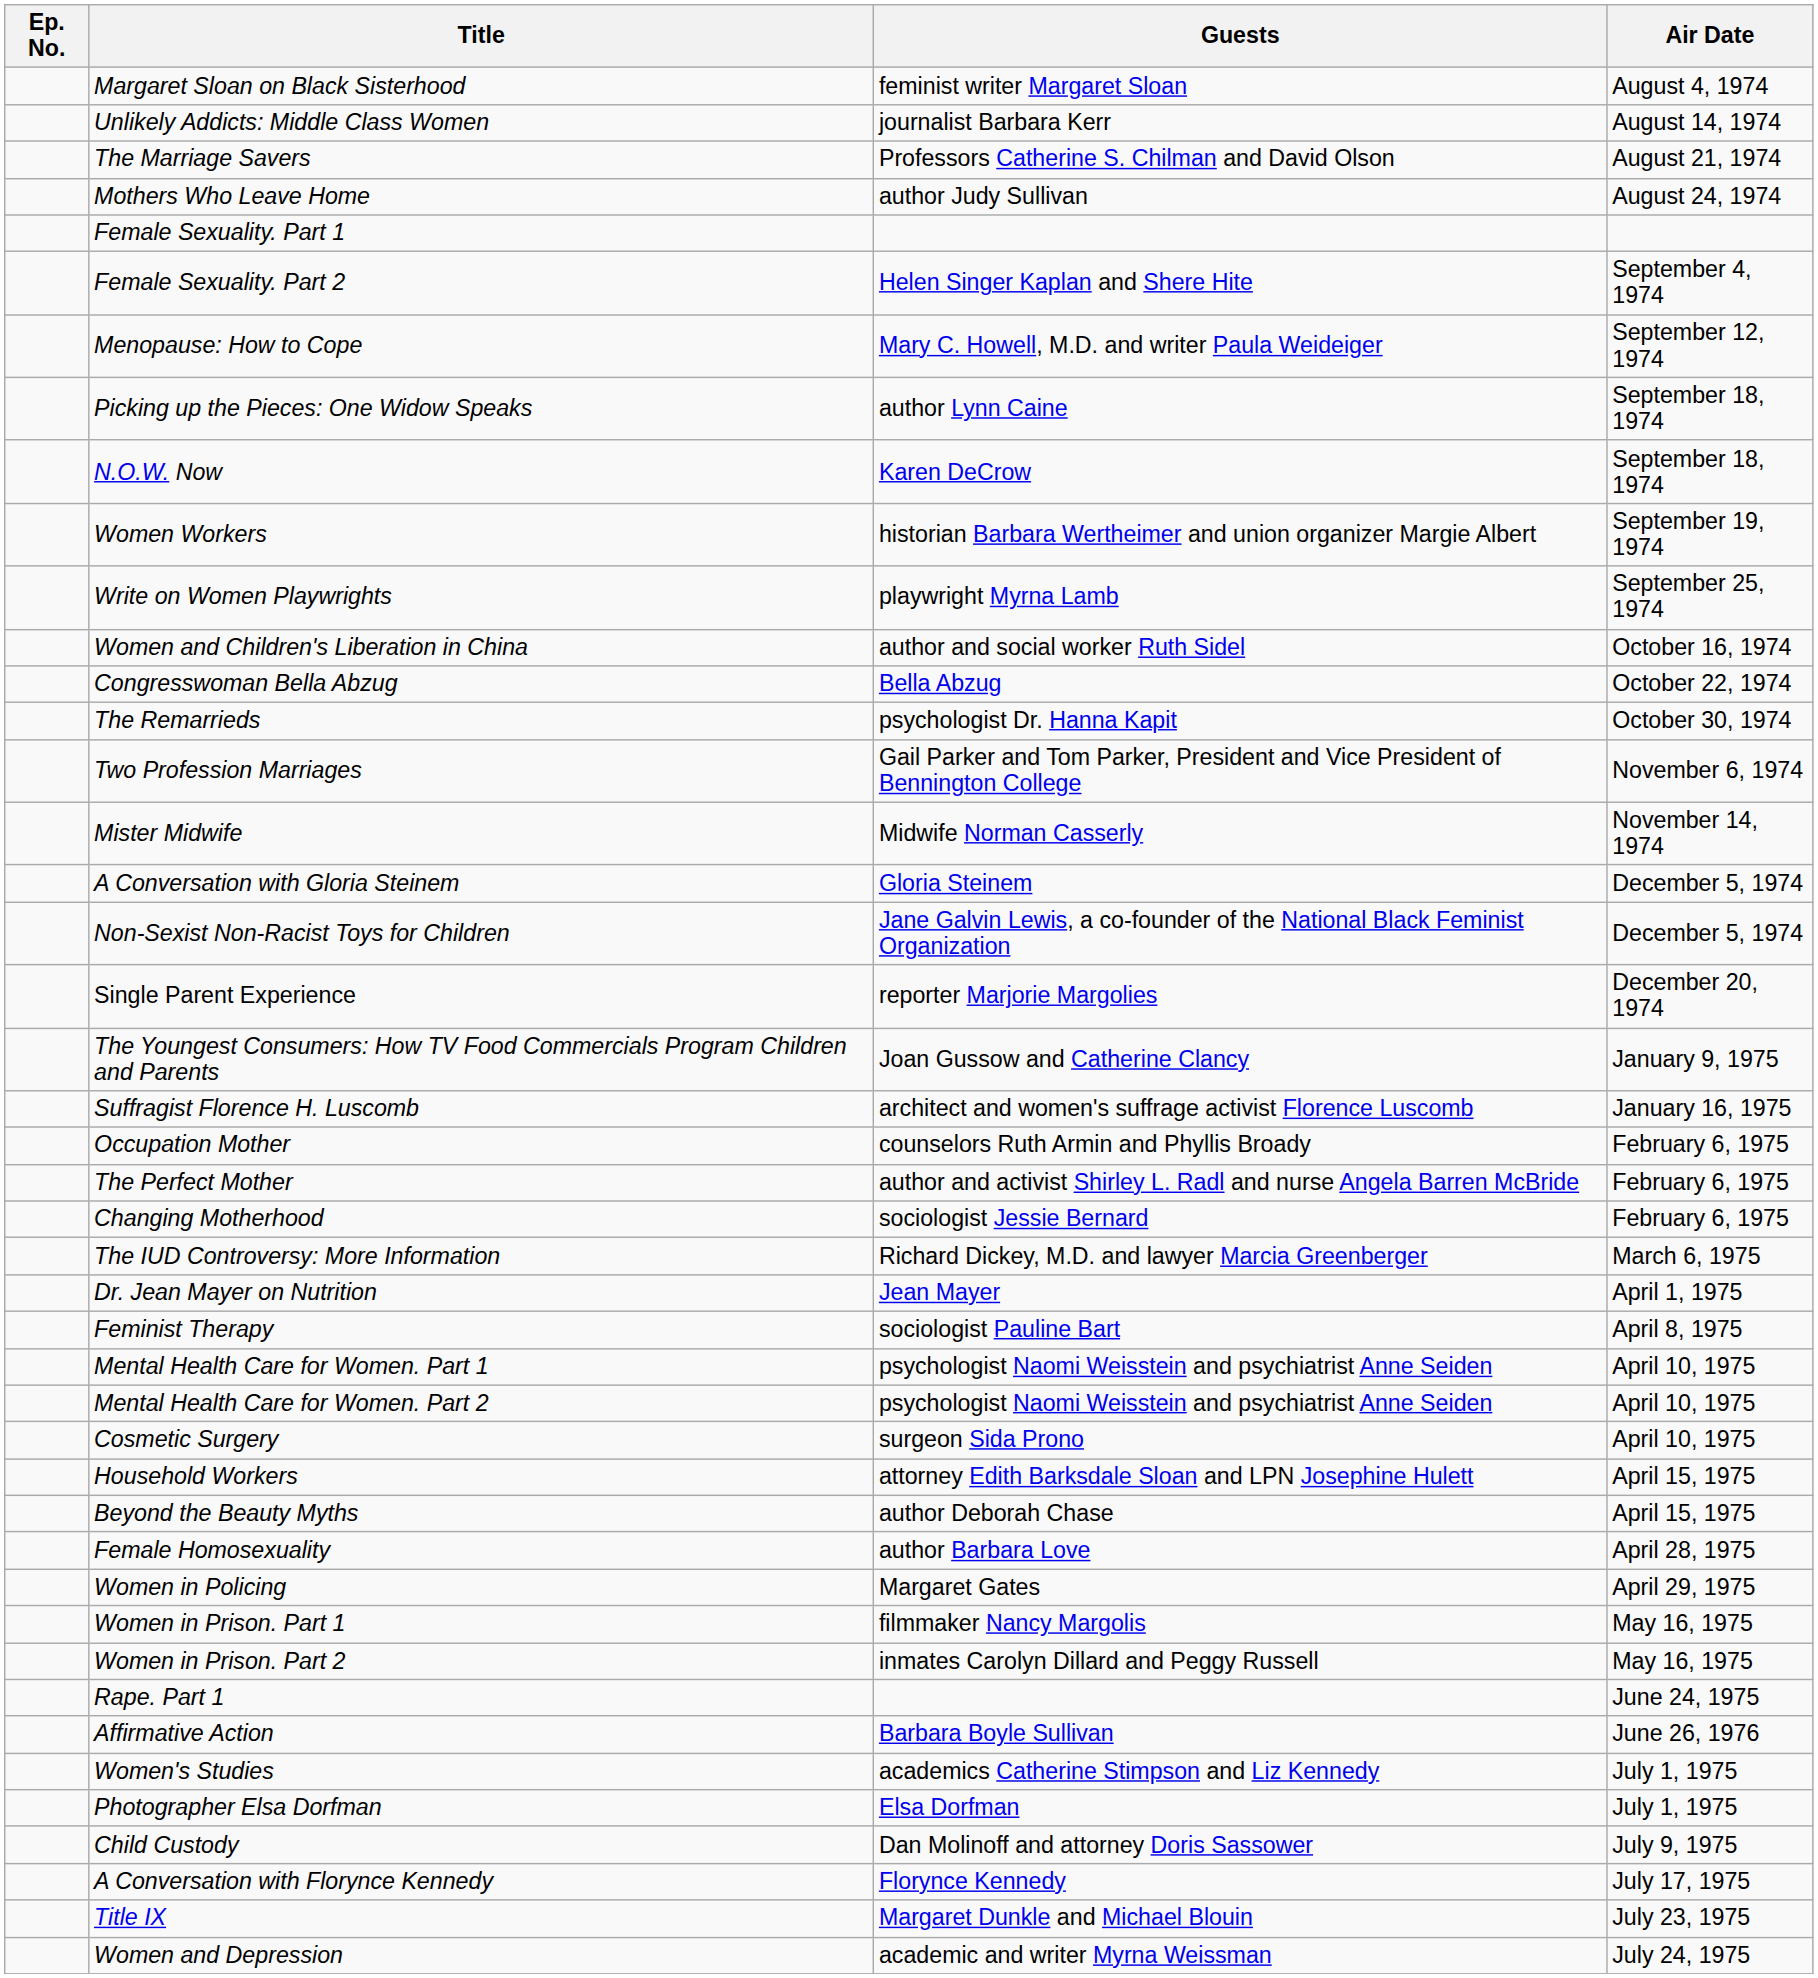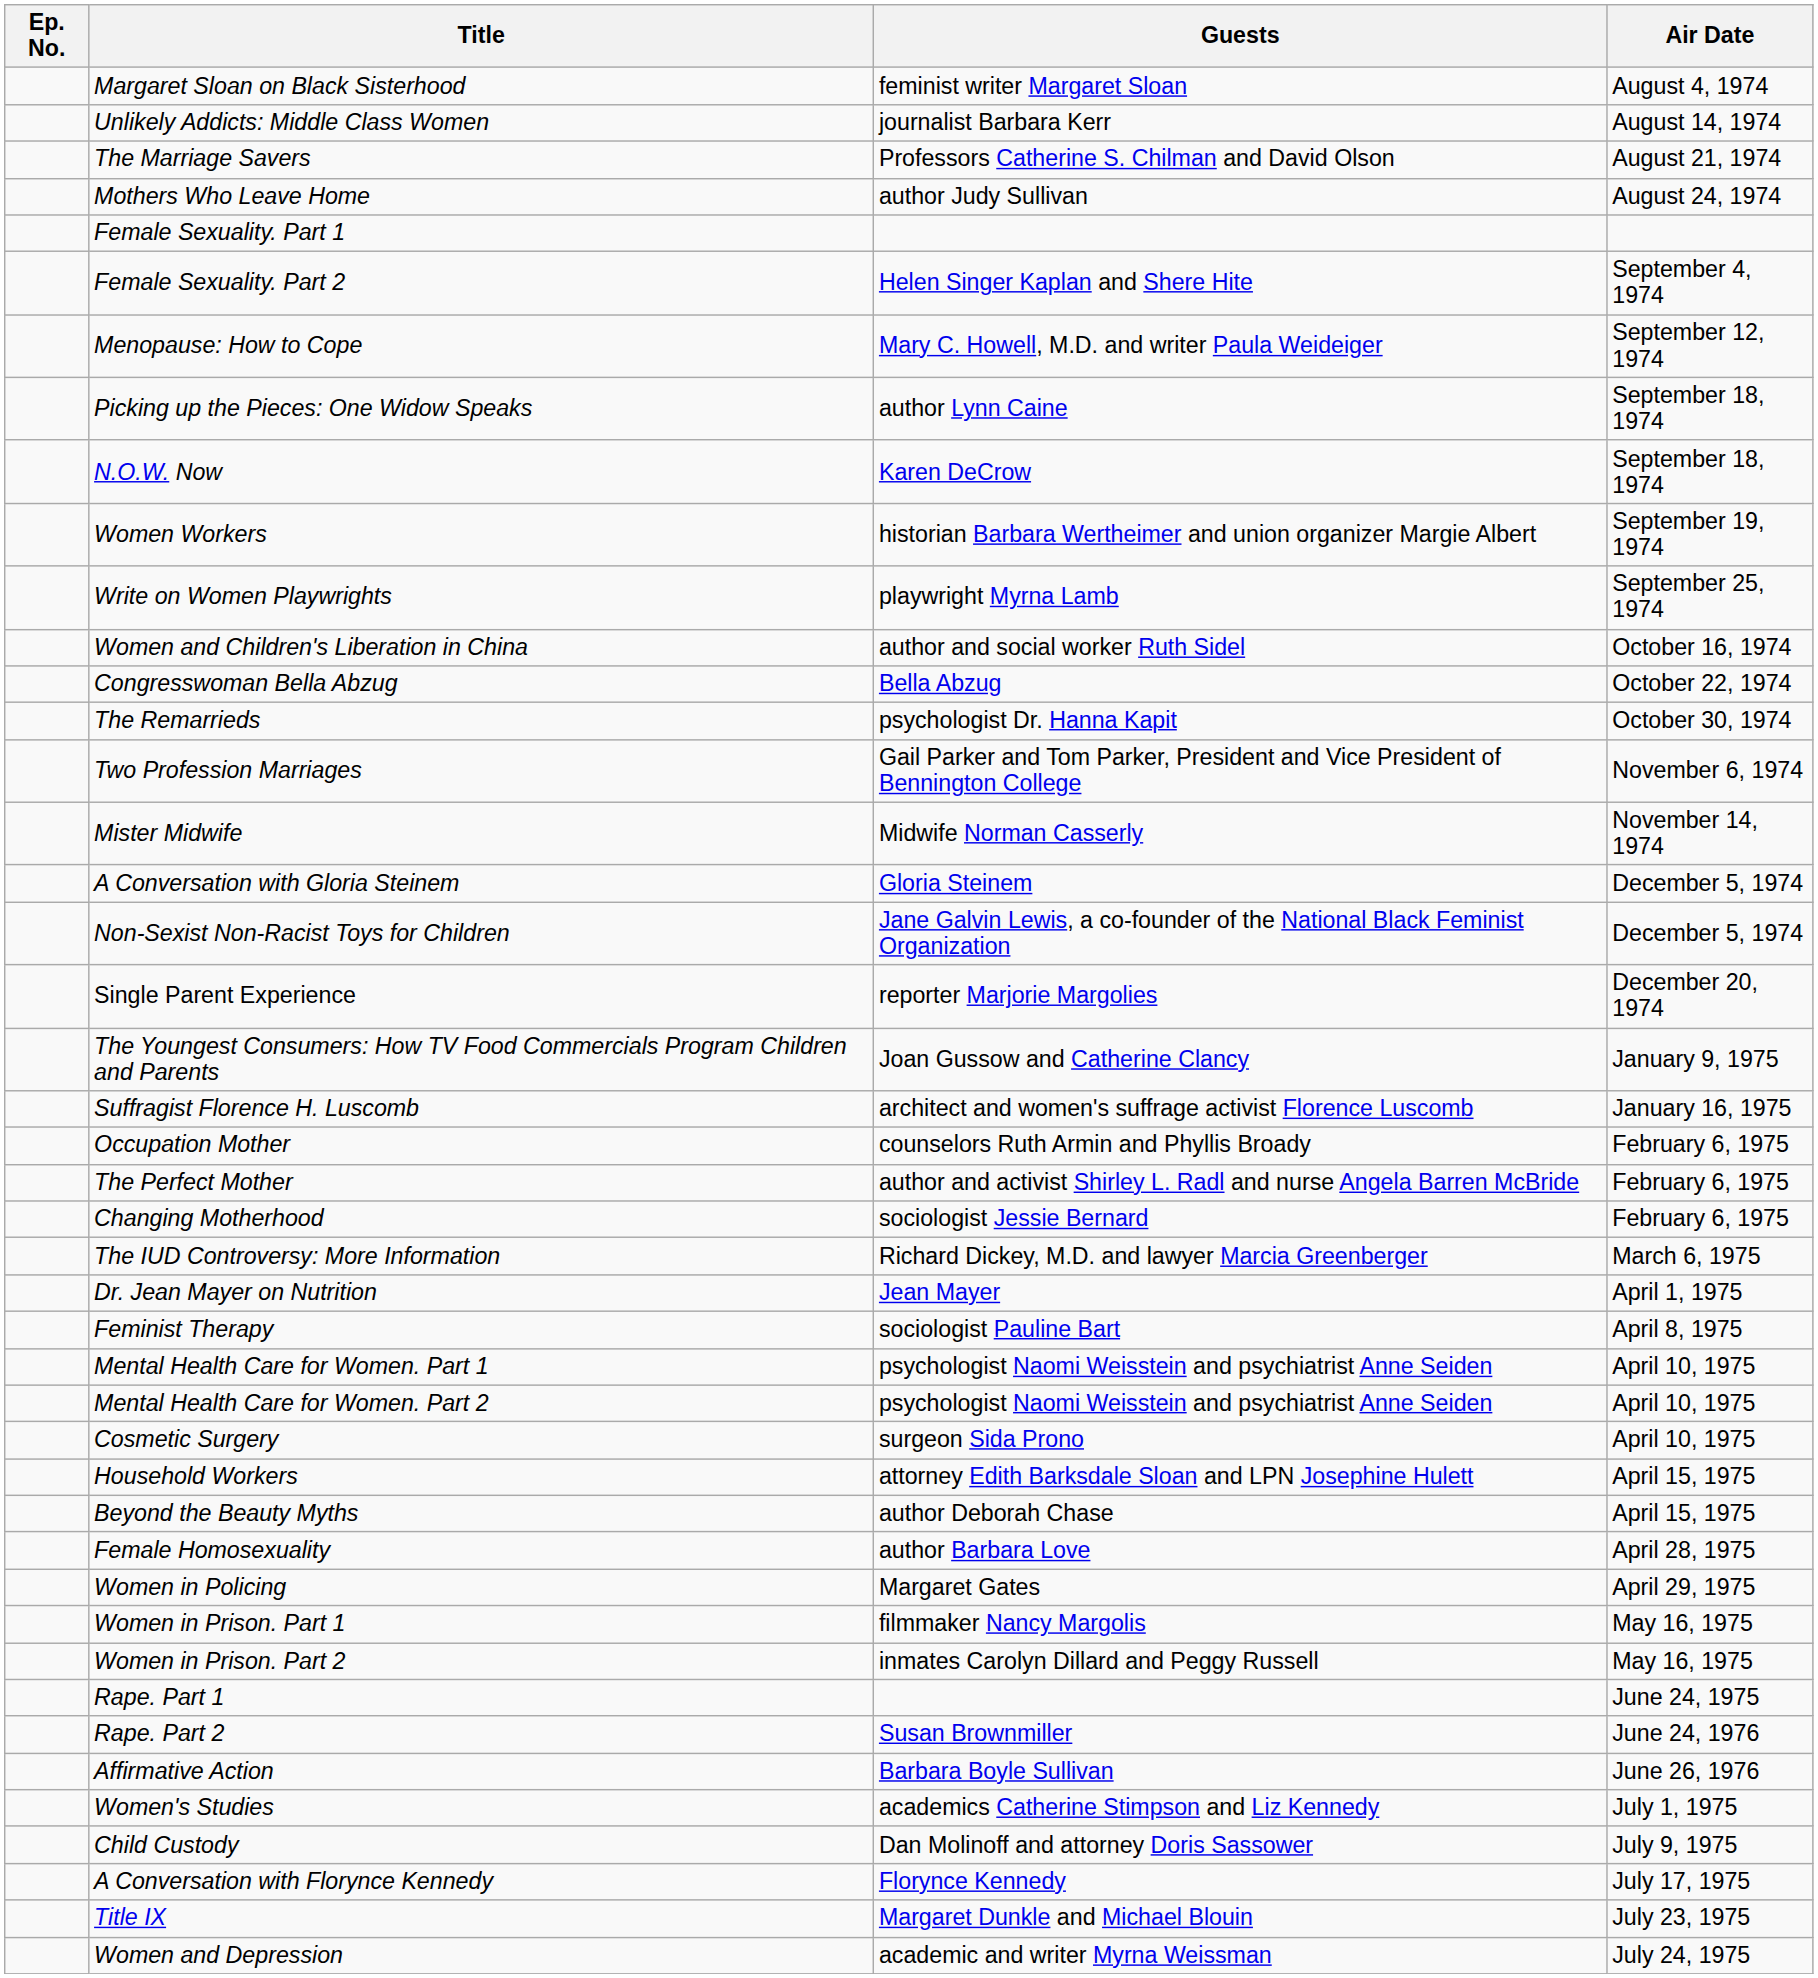+ row: (159, 1734)
- row: (238, 1807)
